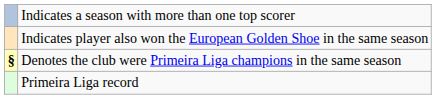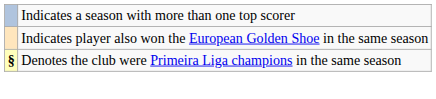- row: (80, 82)
